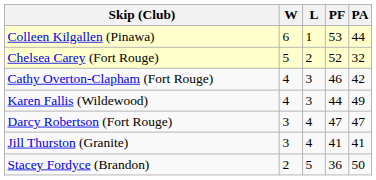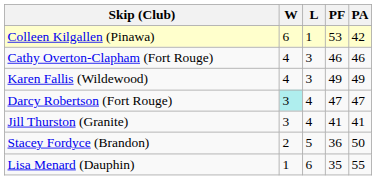(358, 36) 44 -> (358, 36) 42
- row: (83, 57)
(358, 79) 42 -> (358, 57) 46
(335, 100) 44 -> (335, 79) 49
(286, 121) no background -> (286, 100) paleturquoise background
+ row: (71, 164)
